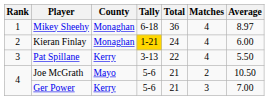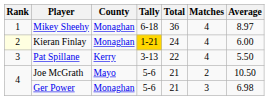(18, 42) no background -> (18, 42) lightyellow background
(105, 88) Kerry -> (114, 88) Monaghan
(245, 88) 7.00 -> (245, 88) 6.98
